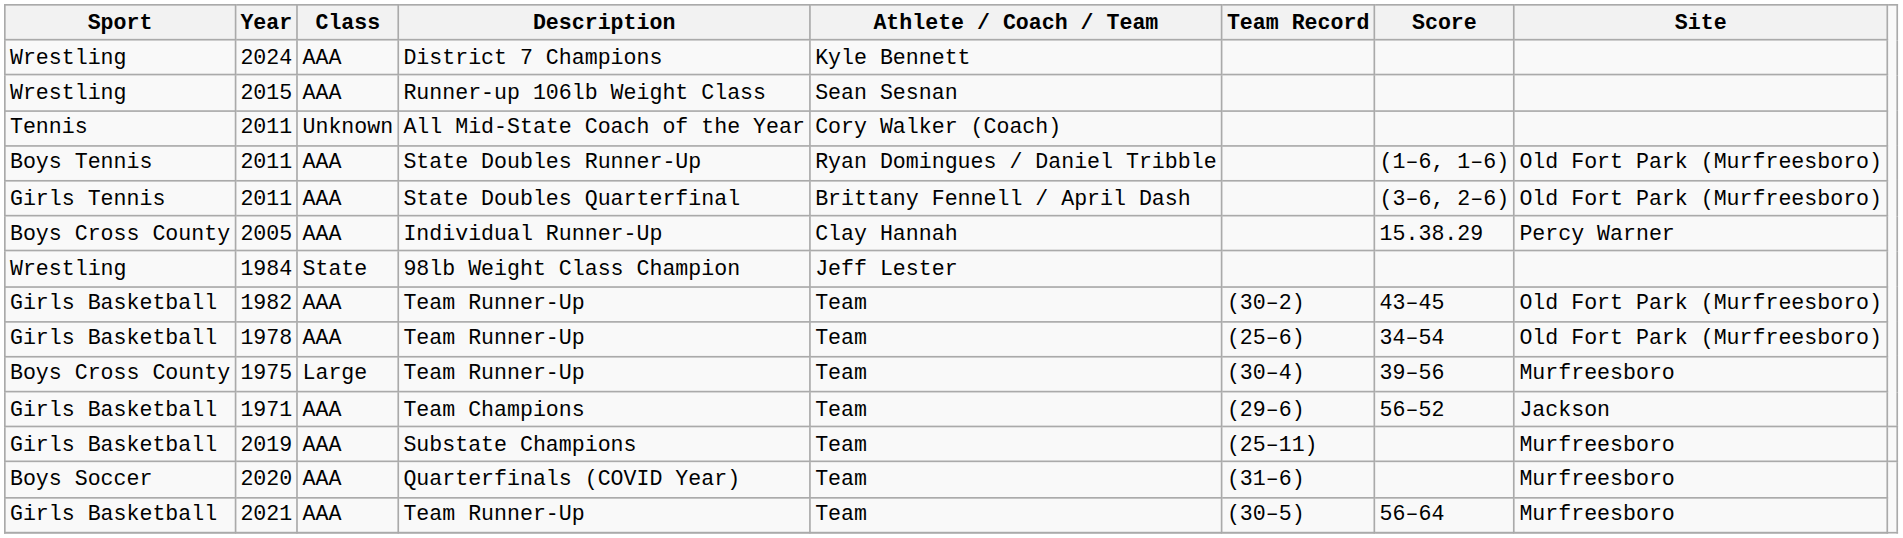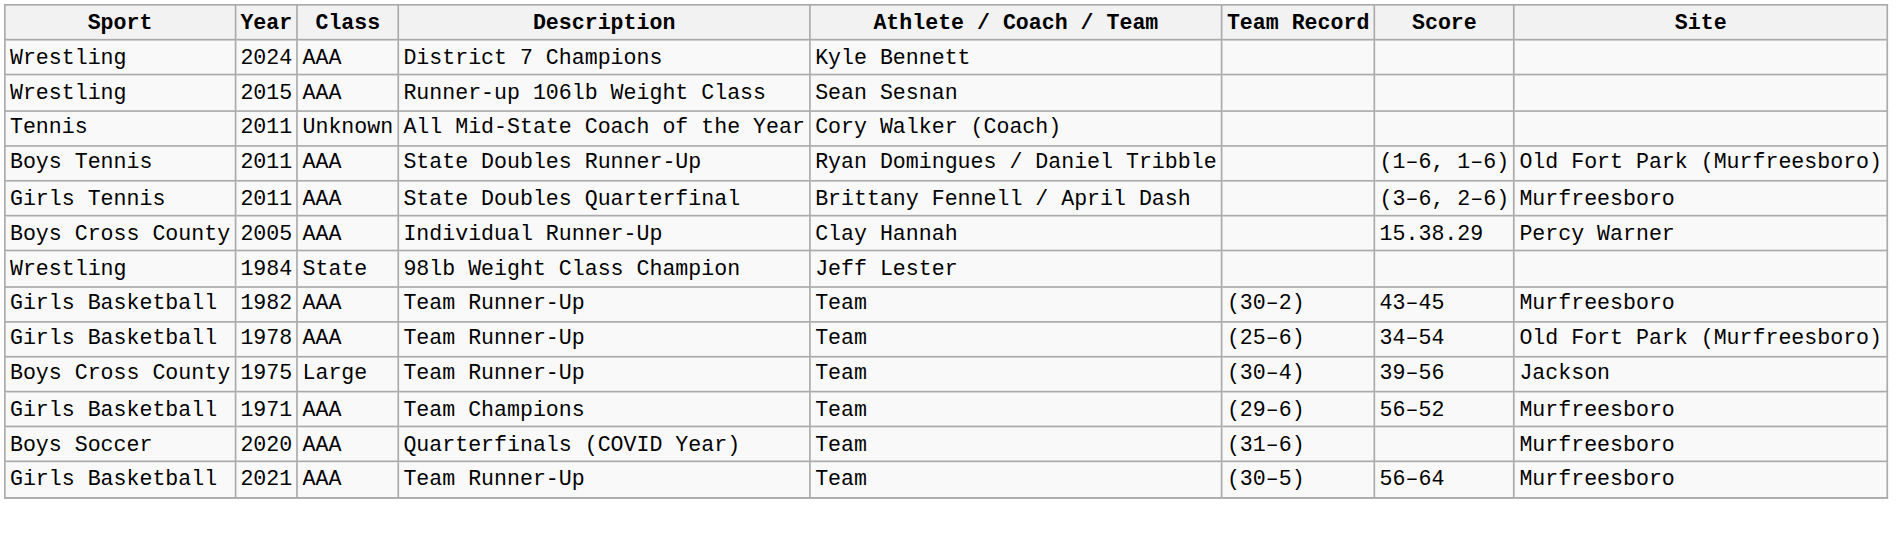(1701, 198) Old Fort Park (Murfreesboro) -> (1597, 198) Murfreesboro
(1701, 304) Old Fort Park (Murfreesboro) -> (1597, 304) Murfreesboro
(1597, 374) Murfreesboro -> (1565, 374) Jackson
(1565, 409) Jackson -> (1597, 409) Murfreesboro
- row: (266, 444)
